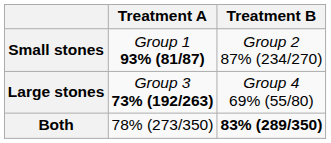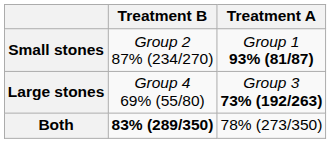columns swapped: (162, 16) <-> (271, 16)
